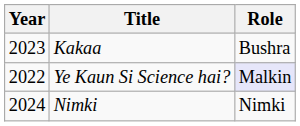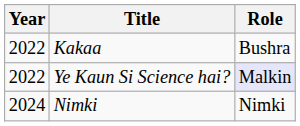(27, 47) 2023 -> (27, 47) 2022
